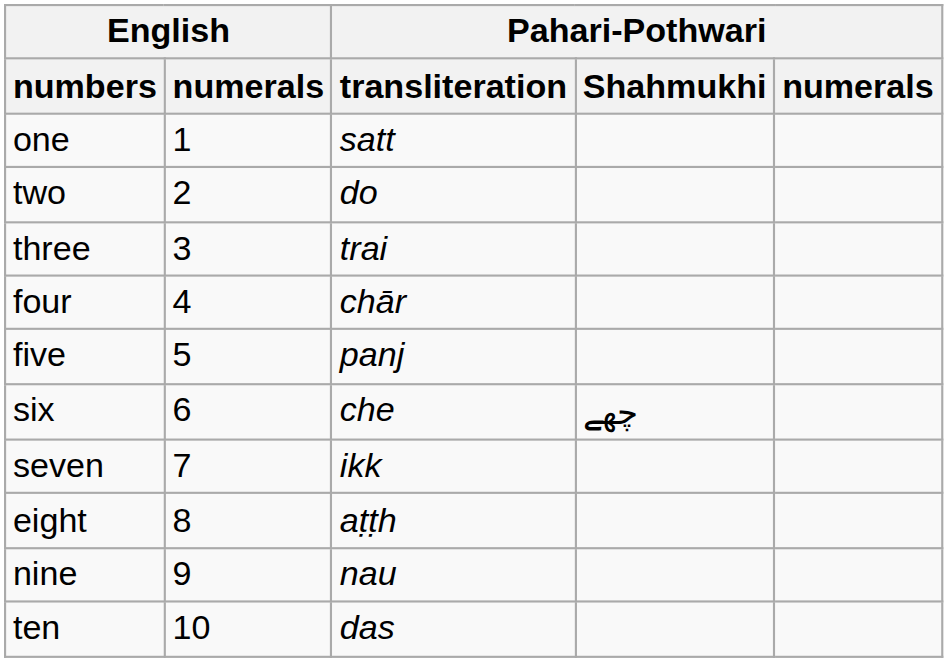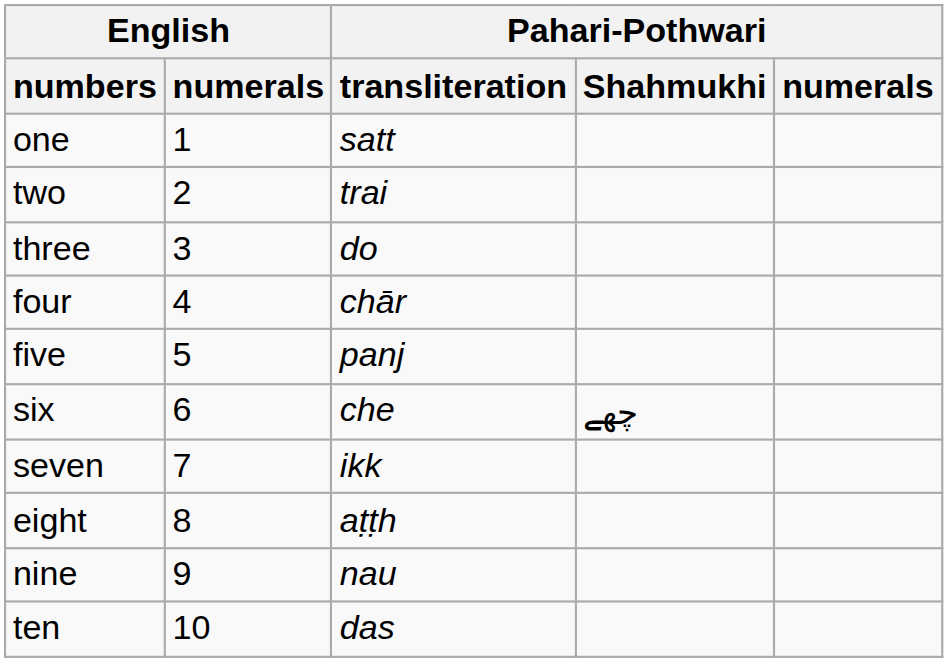(359, 193) do -> (363, 193) trai
(363, 247) trai -> (359, 247) do
